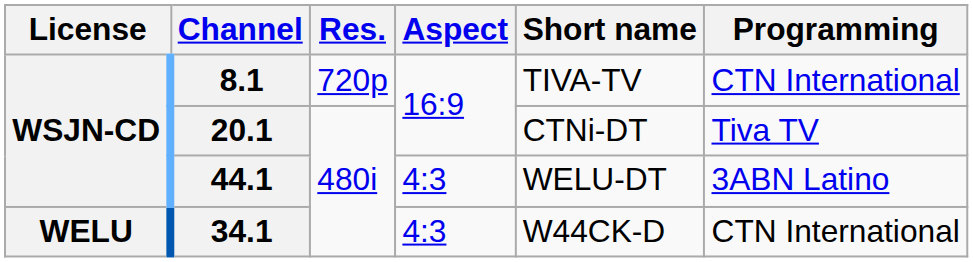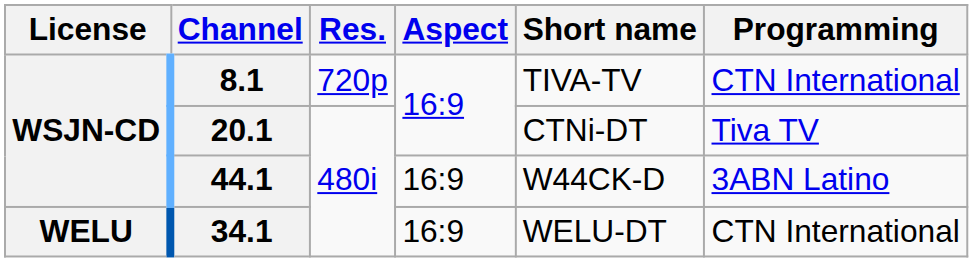(424, 180) 4:3 -> (433, 180) 16:9
(595, 180) WELU-DT -> (594, 180) W44CK-D
(424, 230) 4:3 -> (433, 230) 16:9
(594, 230) W44CK-D -> (595, 230) WELU-DT
